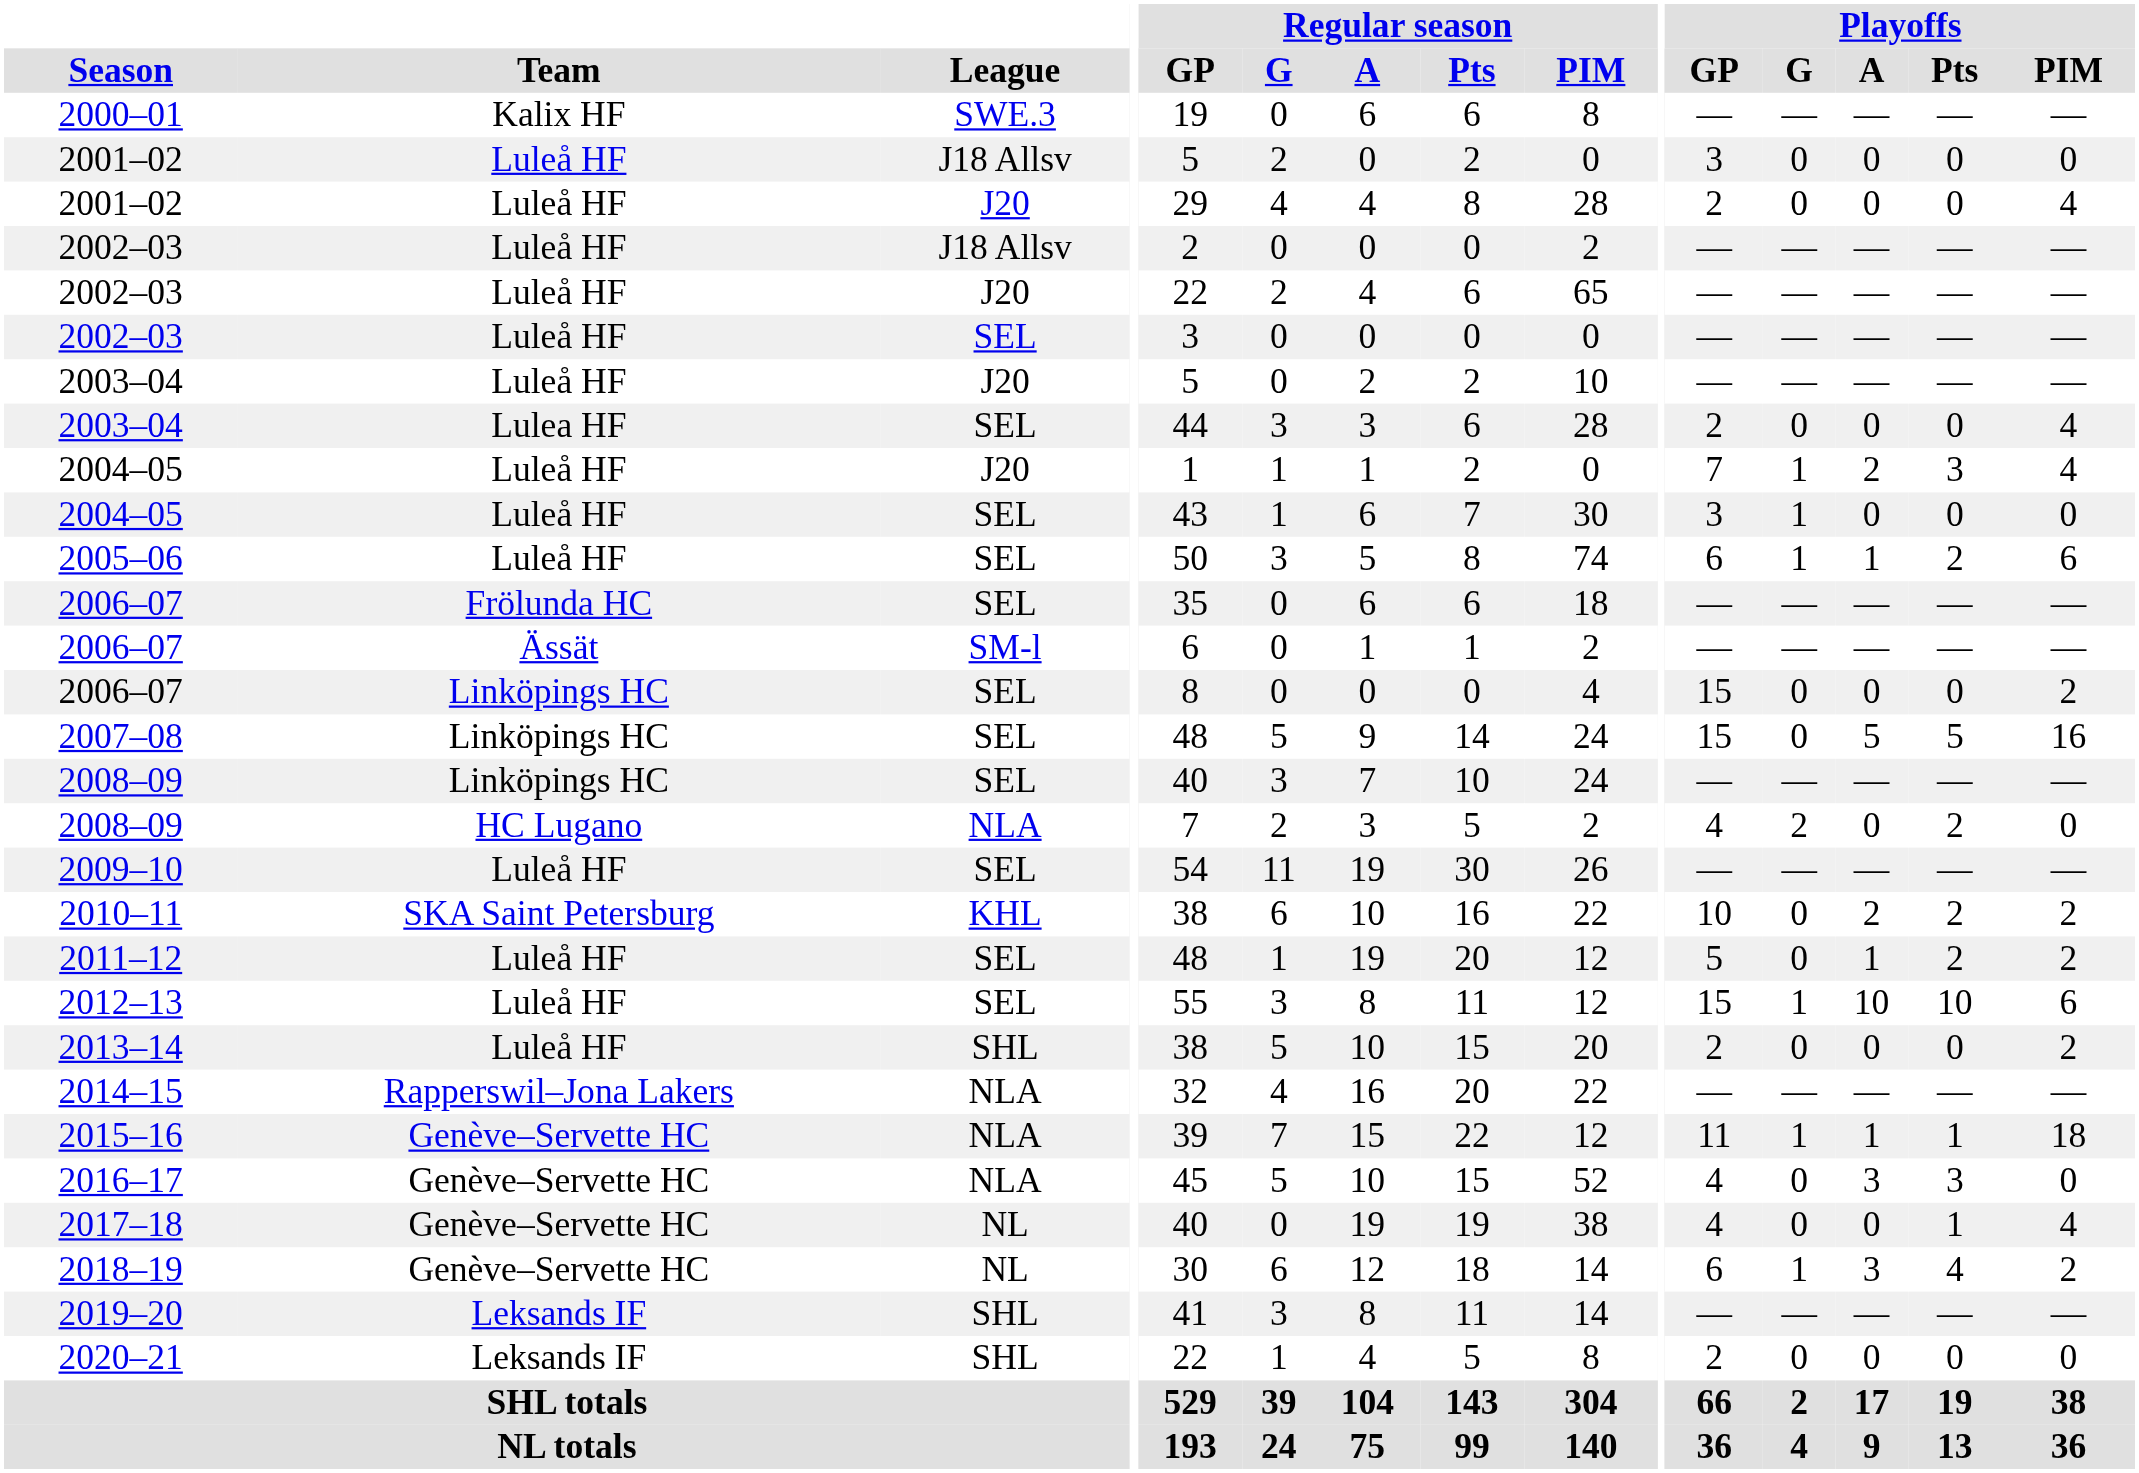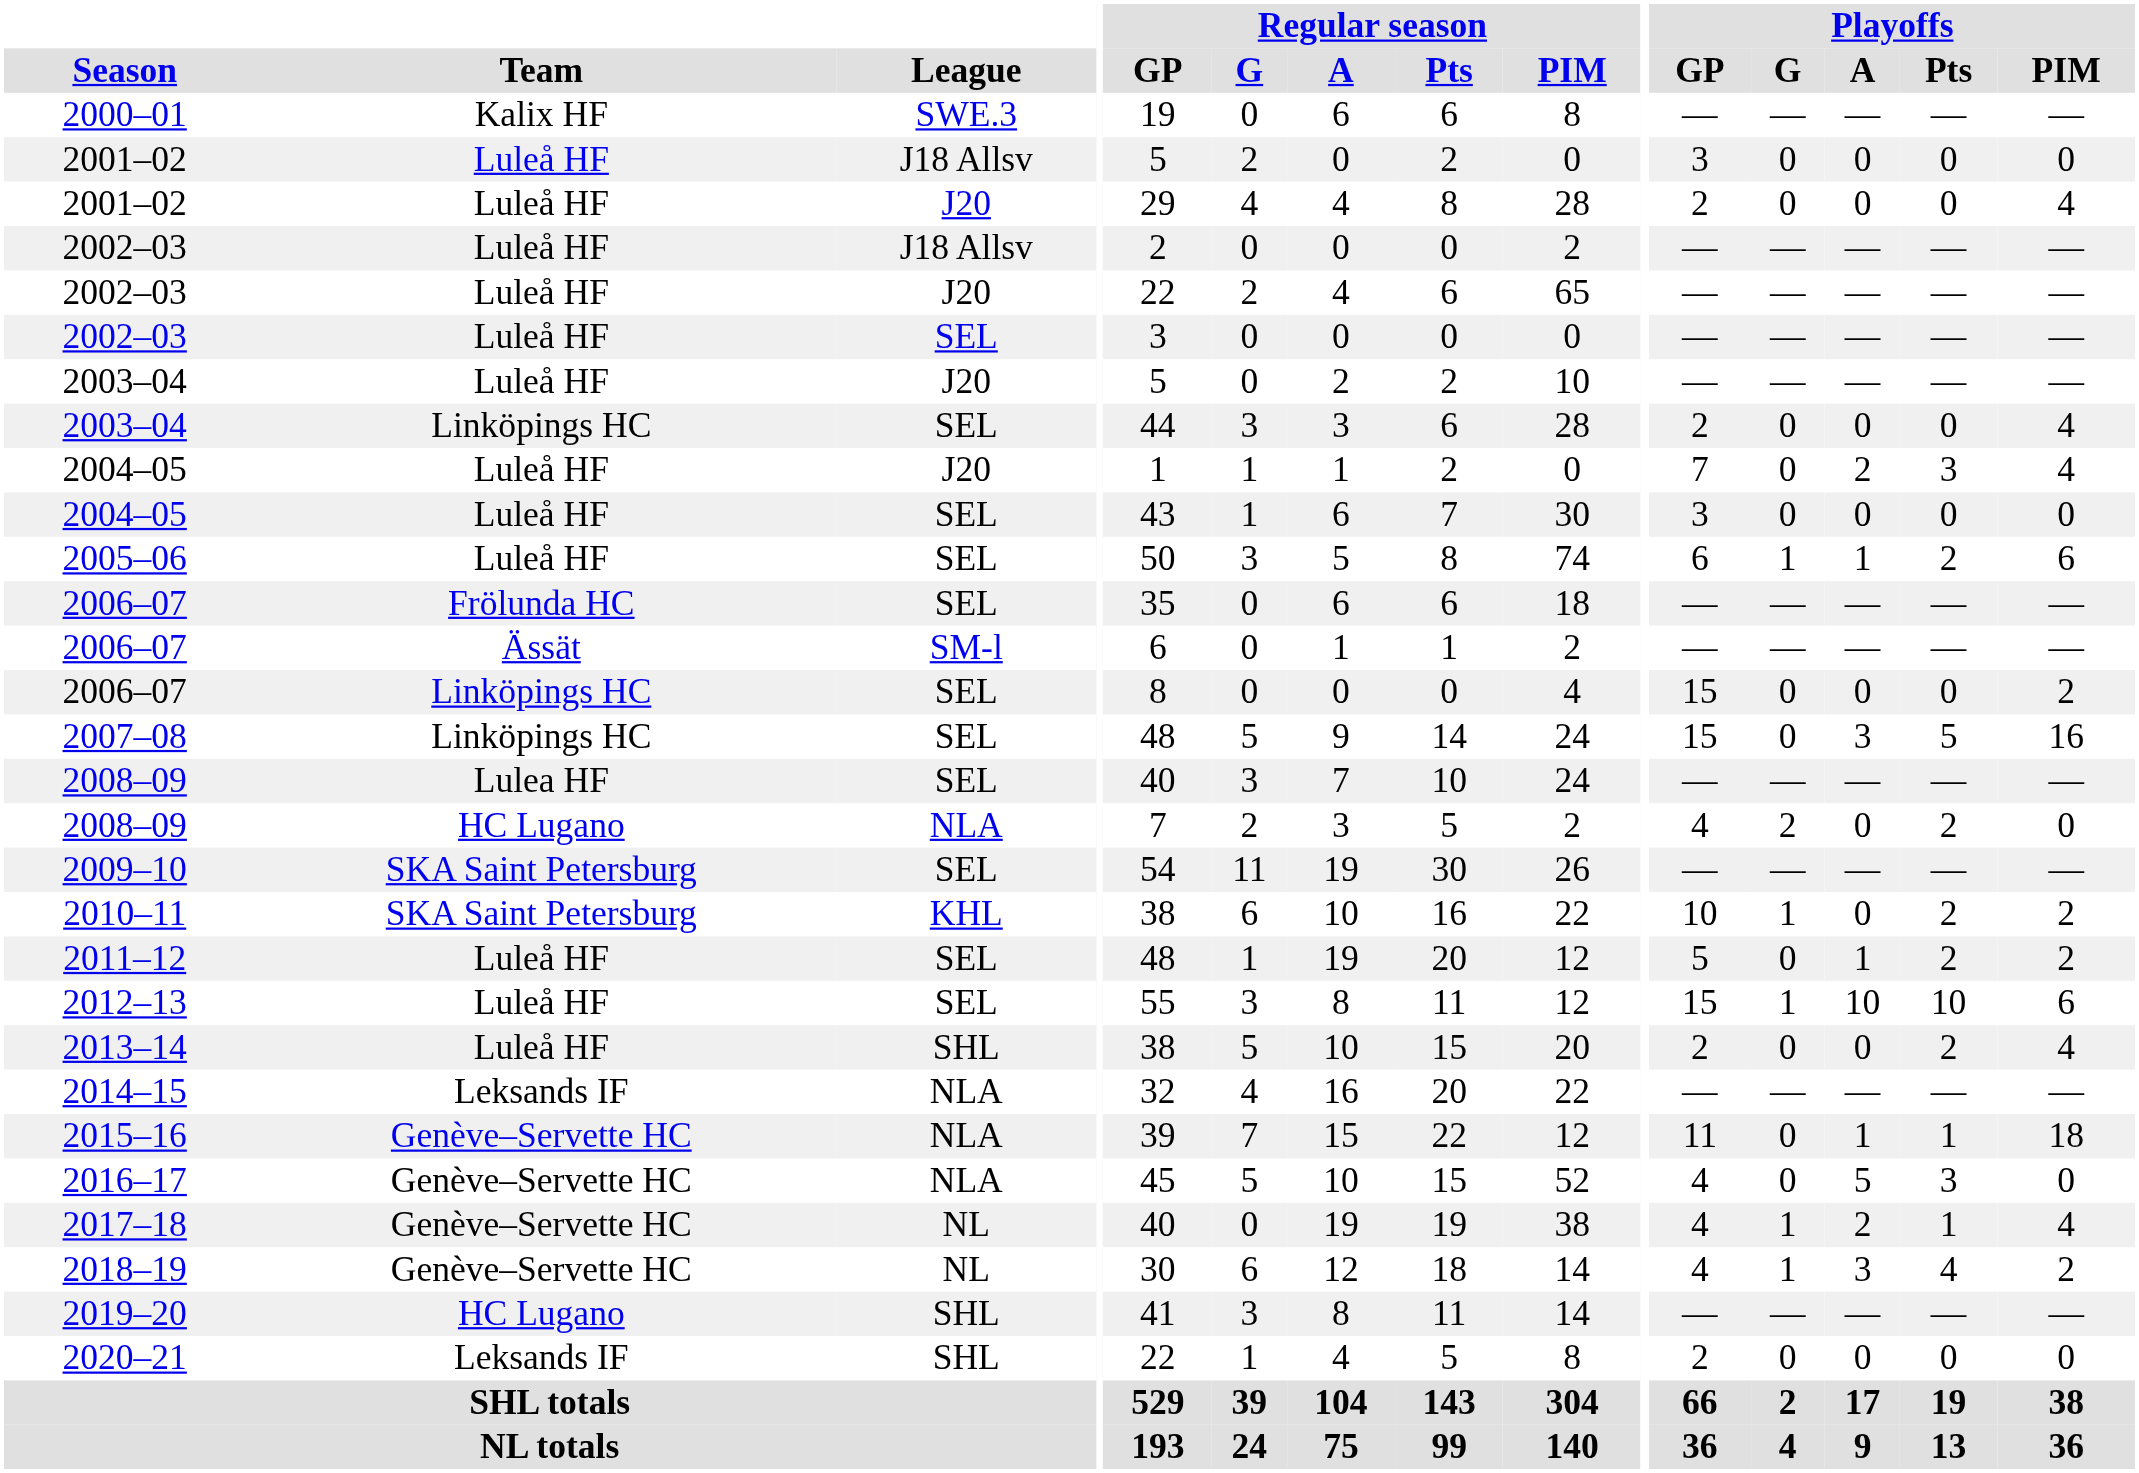(559, 425) Lulea HF -> (541, 425) Linköpings HC
(1799, 469) 1 -> (1788, 469) 0
(1799, 513) 1 -> (1788, 513) 0
(1872, 735) 5 -> (1863, 735) 3
(559, 780) Linköpings HC -> (541, 780) Lulea HF
(559, 869) Luleå HF -> (541, 869) SKA Saint Petersburg
(1799, 913) 0 -> (1788, 913) 1
(1872, 913) 2 -> (1863, 913) 0
(1955, 1046) 0 -> (1949, 1046) 2
(2068, 1046) 2 -> (2066, 1046) 4
(559, 1091) Rapperswil–Jona Lakers -> (541, 1091) Leksands IF
(1799, 1135) 1 -> (1788, 1135) 0
(1872, 1179) 3 -> (1863, 1179) 5
(1799, 1224) 0 -> (1788, 1224) 1
(1872, 1224) 0 -> (1863, 1224) 2
(1714, 1268) 6 -> (1700, 1268) 4
(559, 1313) Leksands IF -> (541, 1313) HC Lugano
